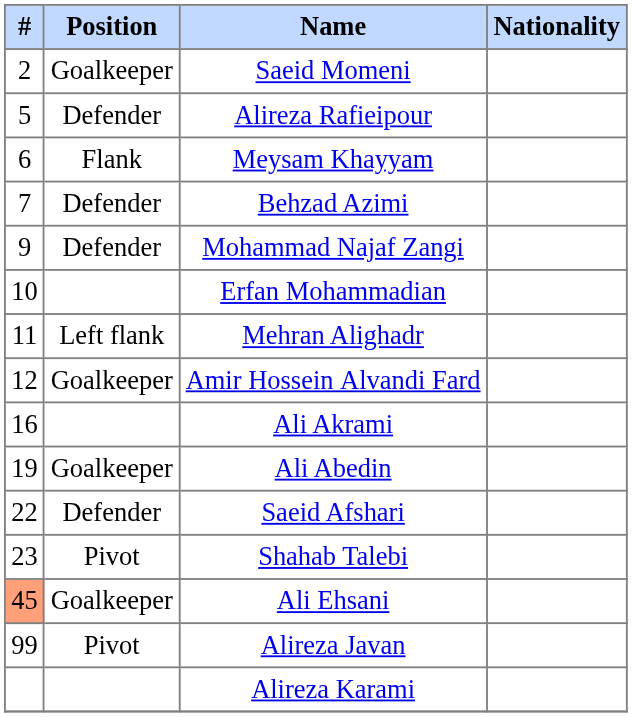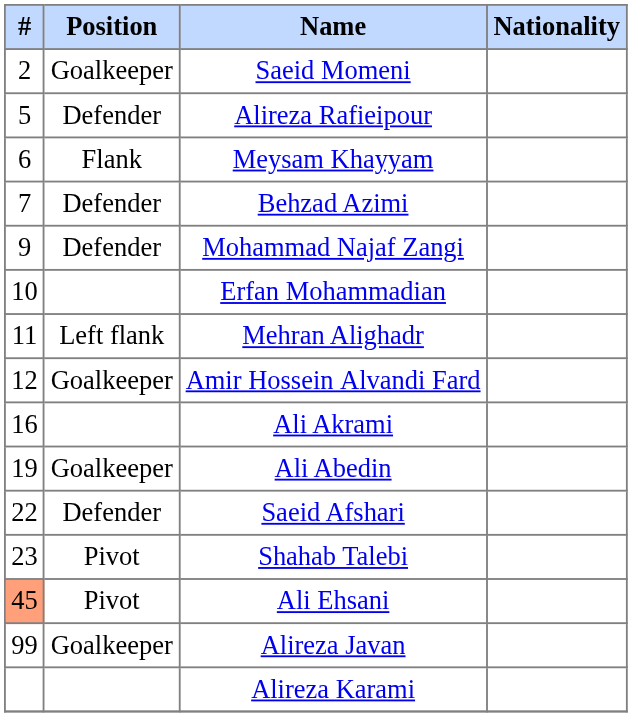(112, 600) Goalkeeper -> (112, 600) Pivot
(112, 644) Pivot -> (112, 644) Goalkeeper
